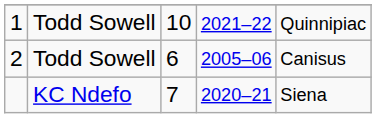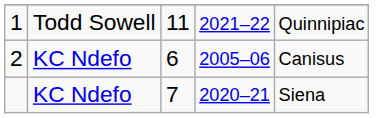(179, 22) 10 -> (178, 22) 11
(94, 58) Todd Sowell -> (82, 58) KC Ndefo
